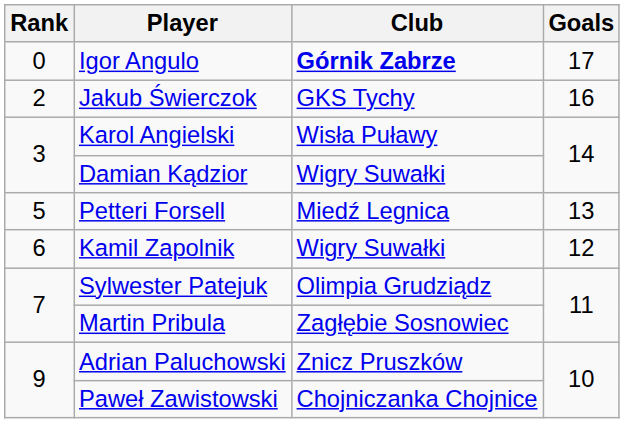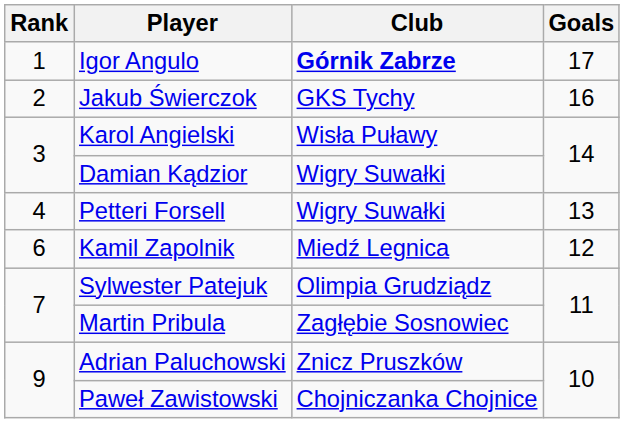(39, 60) 0 -> (39, 60) 1
(39, 211) 5 -> (39, 211) 4
(373, 211) Miedź Legnica -> (371, 211) Wigry Suwałki
(371, 248) Wigry Suwałki -> (373, 248) Miedź Legnica
